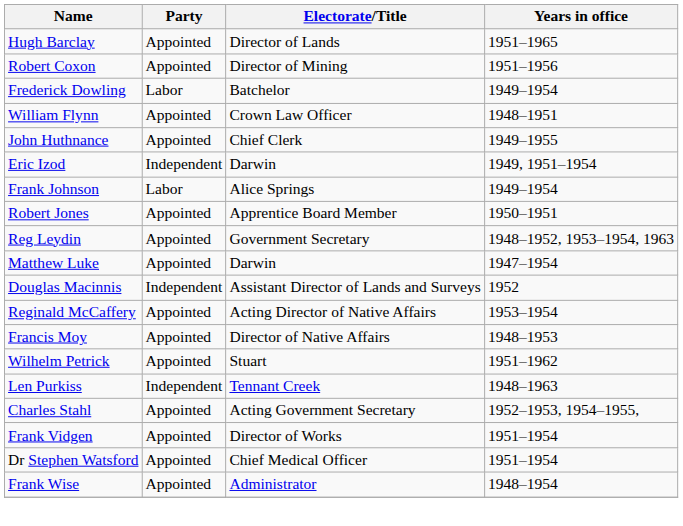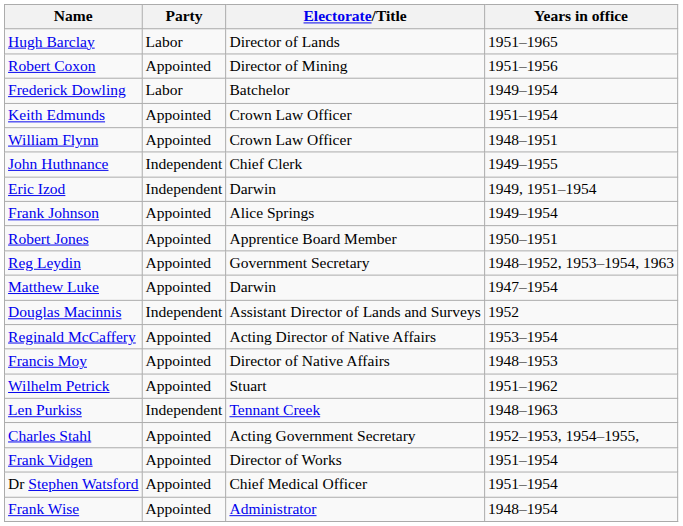(178, 41) Appointed -> (164, 41) Labor
+ row: (57, 115)
(178, 139) Appointed -> (184, 164) Independent
(164, 189) Labor -> (178, 213) Appointed
